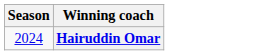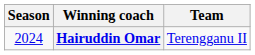+ column: (207, 15)
